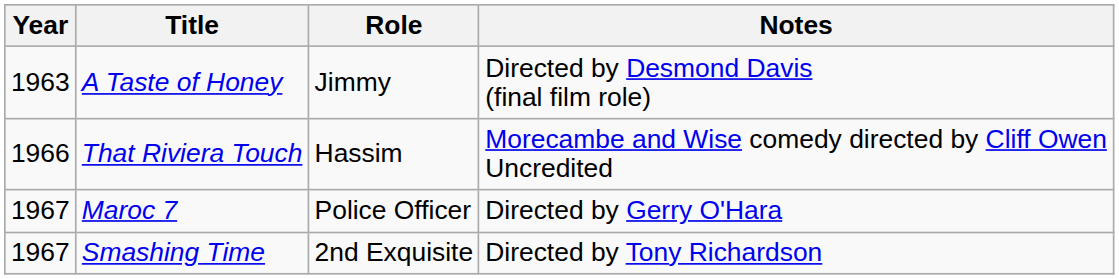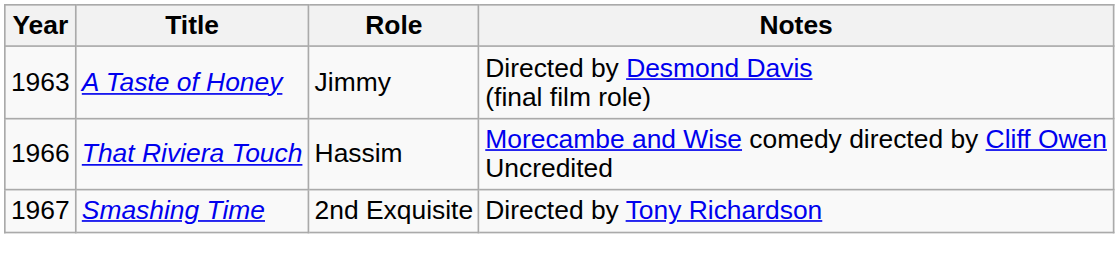- row: (129, 210)
